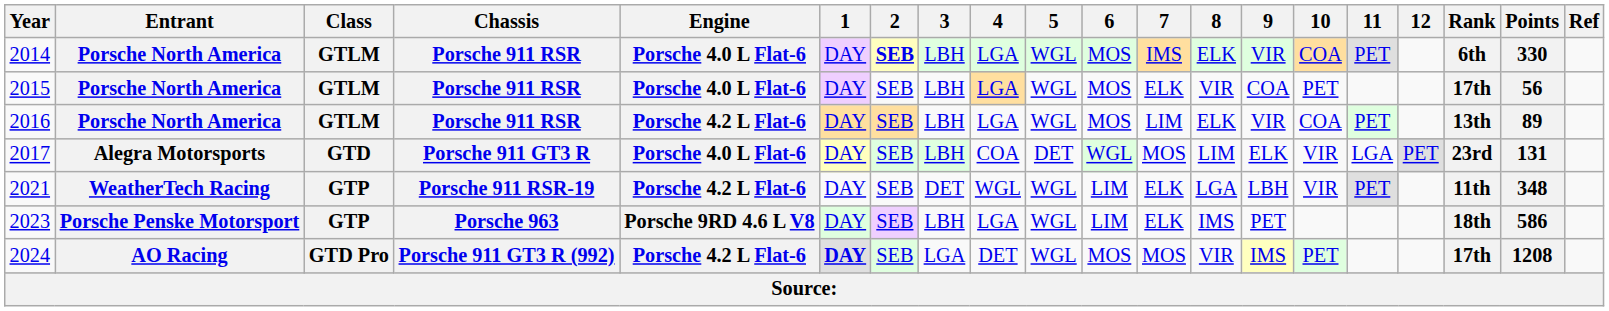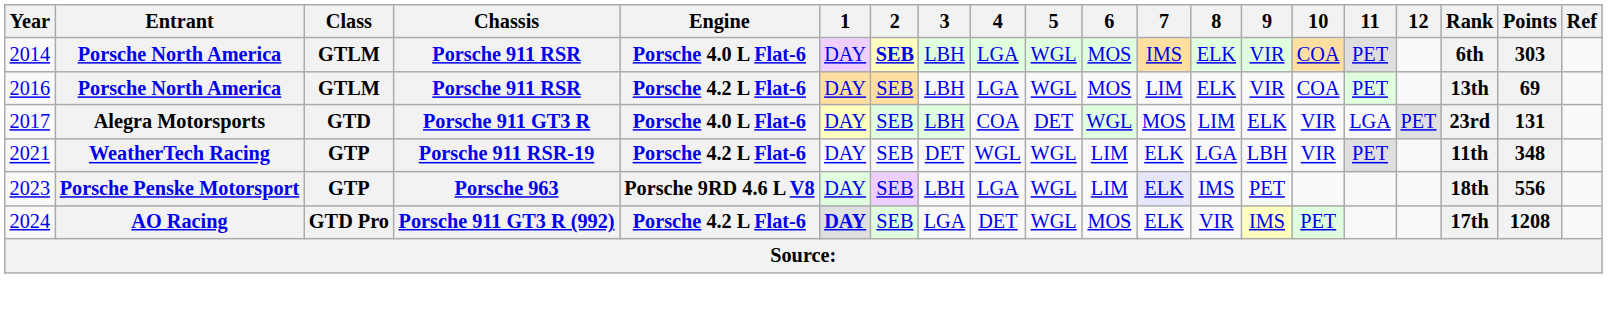(1532, 54) 330 -> (1530, 54) 303
- row: (30, 87)
(1532, 121) 89 -> (1530, 87) 69
(1164, 221) no background -> (1164, 187) lavender background
(1532, 221) 586 -> (1530, 187) 556
(1164, 254) MOS -> (1164, 221) ELK
